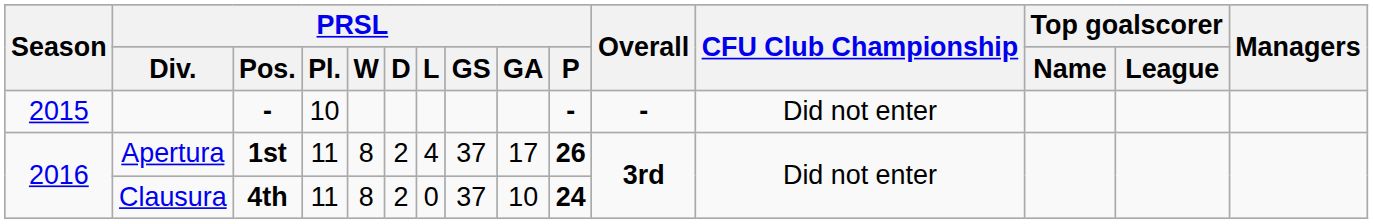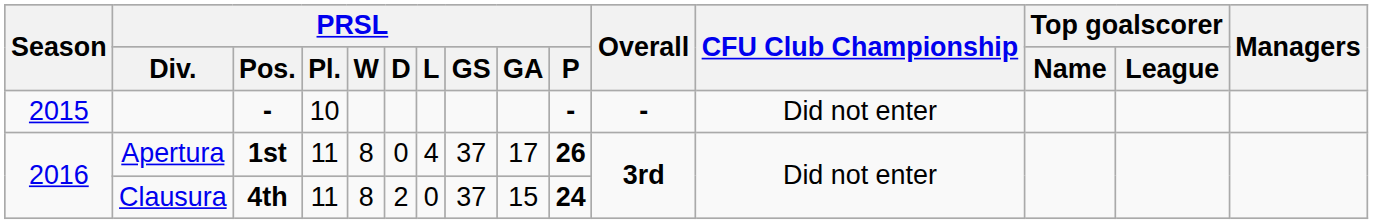(401, 153) 2 -> (401, 153) 0
(523, 196) 10 -> (523, 196) 15
